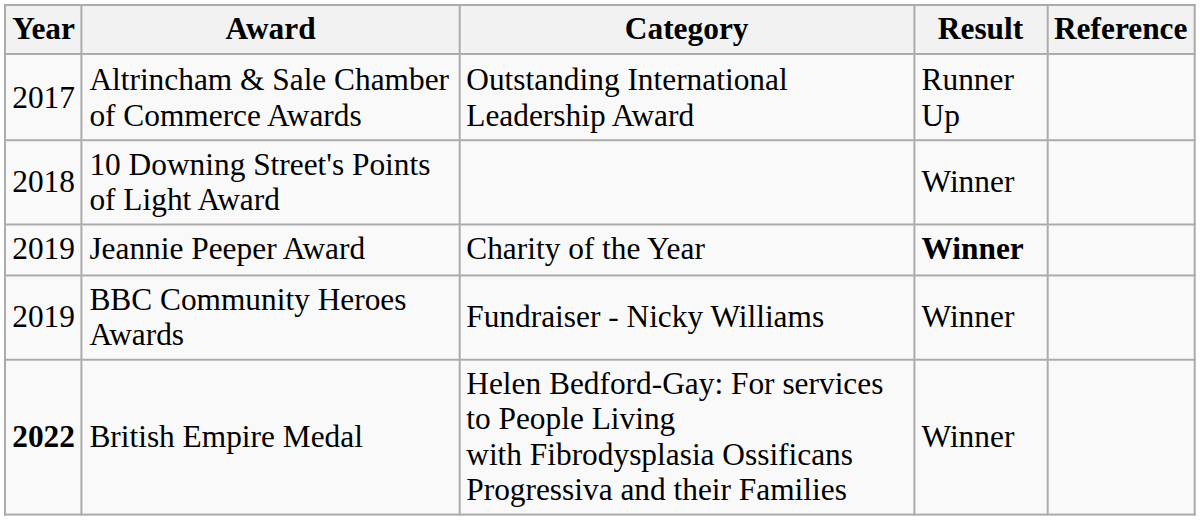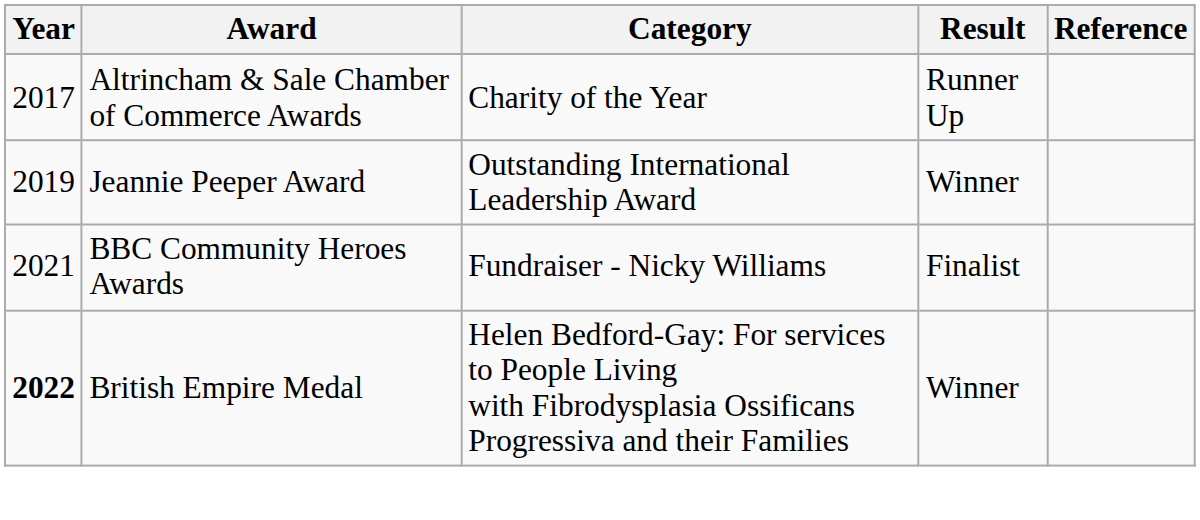(627, 96) Outstanding International Leadership Award -> (588, 96) Charity of the Year
- row: (260, 181)
(586, 249) Charity of the Year -> (629, 181) Outstanding International Leadership Award
(973, 249) bold -> (972, 181) normal
(44, 316) 2019 -> (44, 266) 2021
(968, 316) Winner -> (973, 266) Finalist
